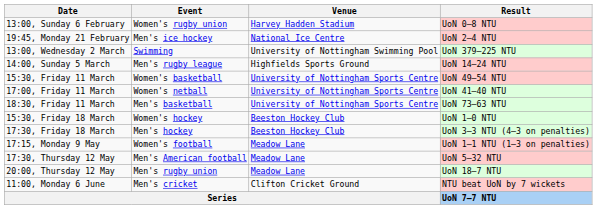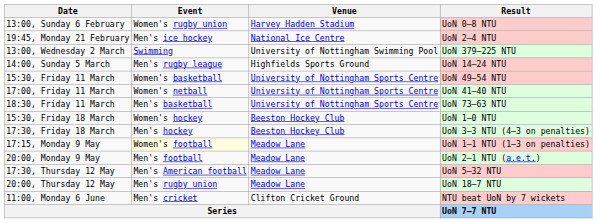(173, 144) no background -> (173, 144) lightyellow background
+ row: (53, 158)
